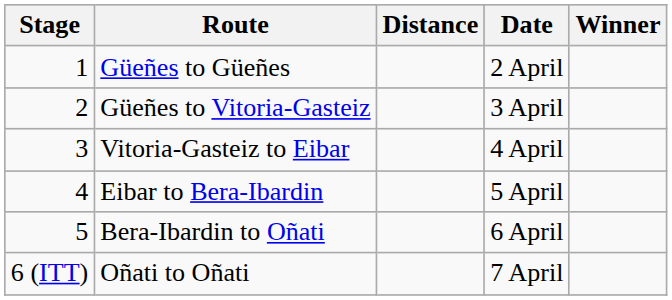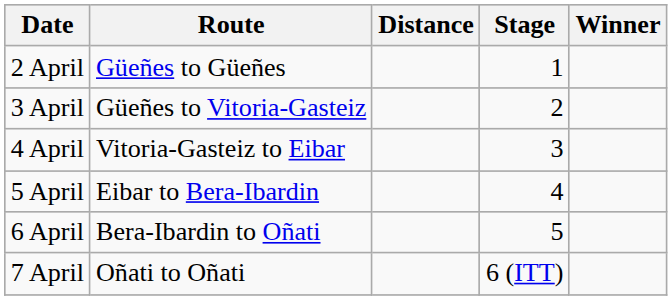columns swapped: (50, 25) <-> (527, 25)
